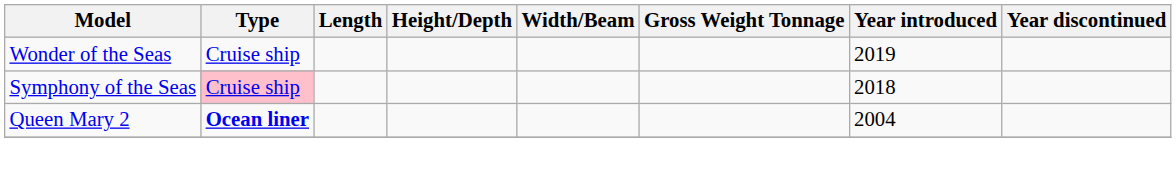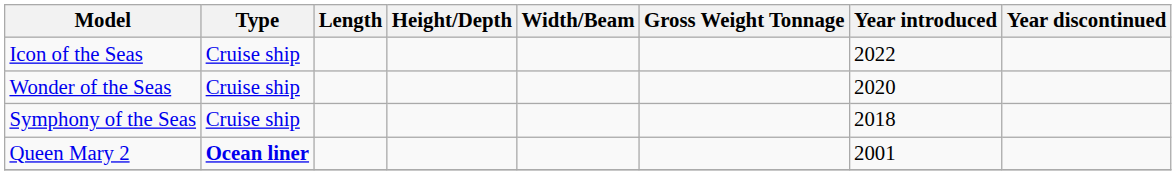+ row: (76, 53)
(875, 53) 2019 -> (875, 86) 2020
(253, 86) pink background -> (253, 119) no background
(875, 119) 2004 -> (875, 152) 2001
